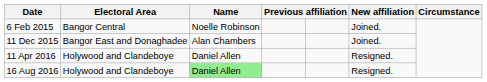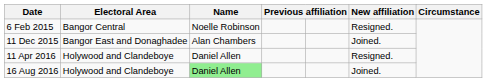(366, 27) Joined. -> (372, 27) Resigned.
(372, 71) Resigned. -> (366, 71) Joined.
